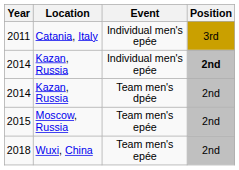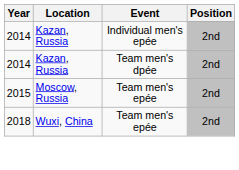- row: (19, 36)
(211, 65) bold -> (211, 36) normal
